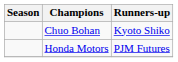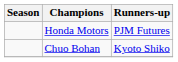rows swapped: (72, 30) <-> (77, 48)
